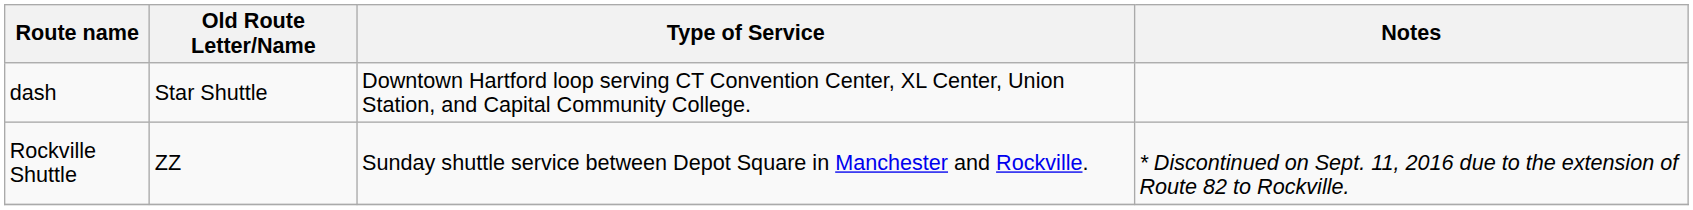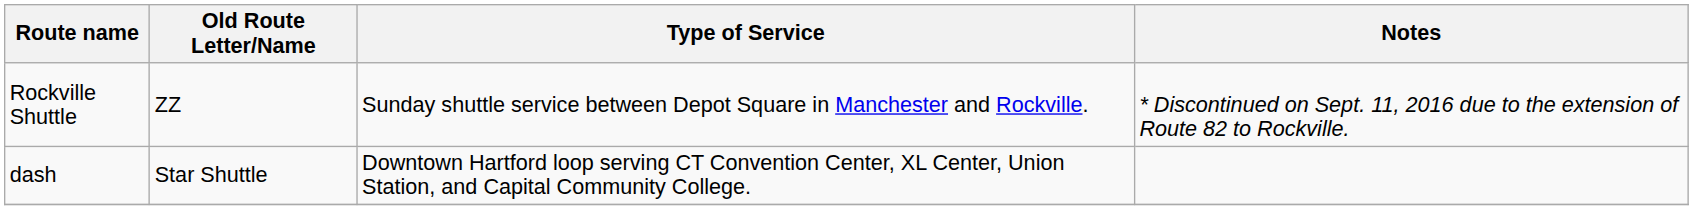rows swapped: (53, 163) <-> (33, 92)
